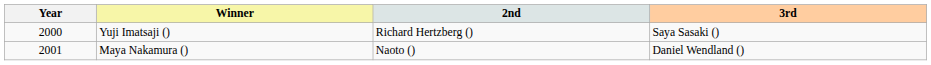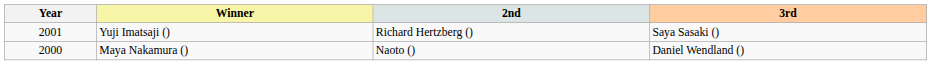(50, 32) 2000 -> (50, 32) 2001
(50, 50) 2001 -> (50, 50) 2000
